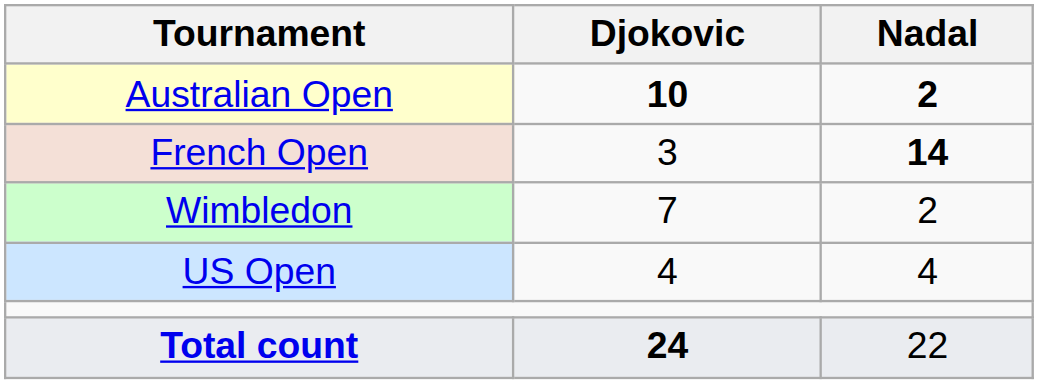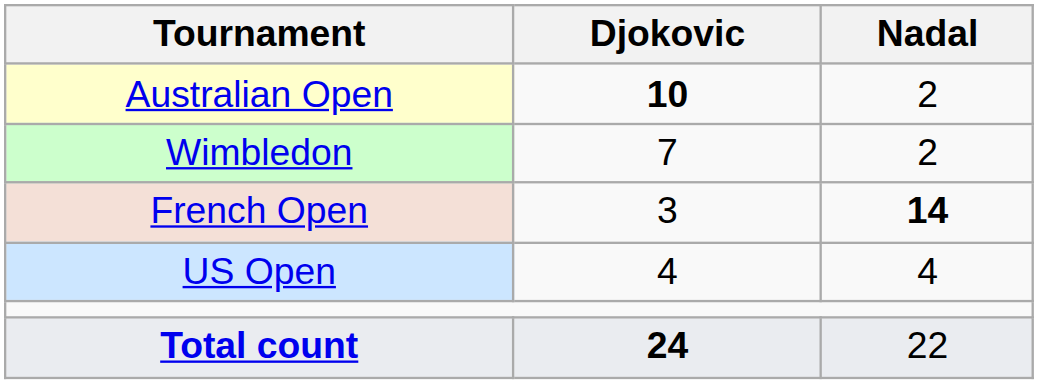(928, 93) bold -> (928, 93) normal
rows swapped: (259, 152) <-> (259, 211)
